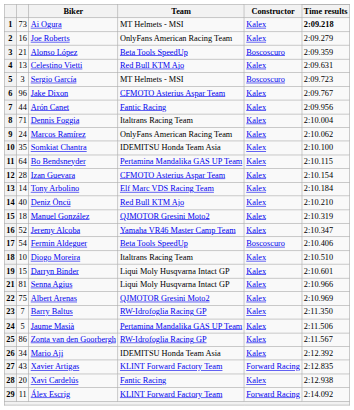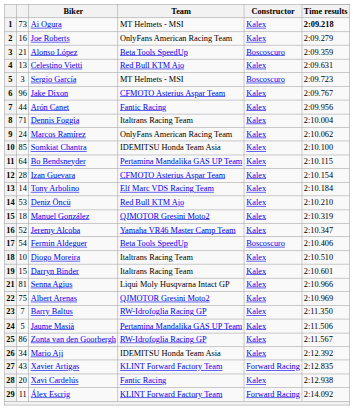(23, 147) 35 -> (23, 147) 85
(23, 202) 40 -> (23, 202) 53
(175, 270) Liqui Moly Husqvarna Intact GP -> (156, 270) Italtrans Racing Team
